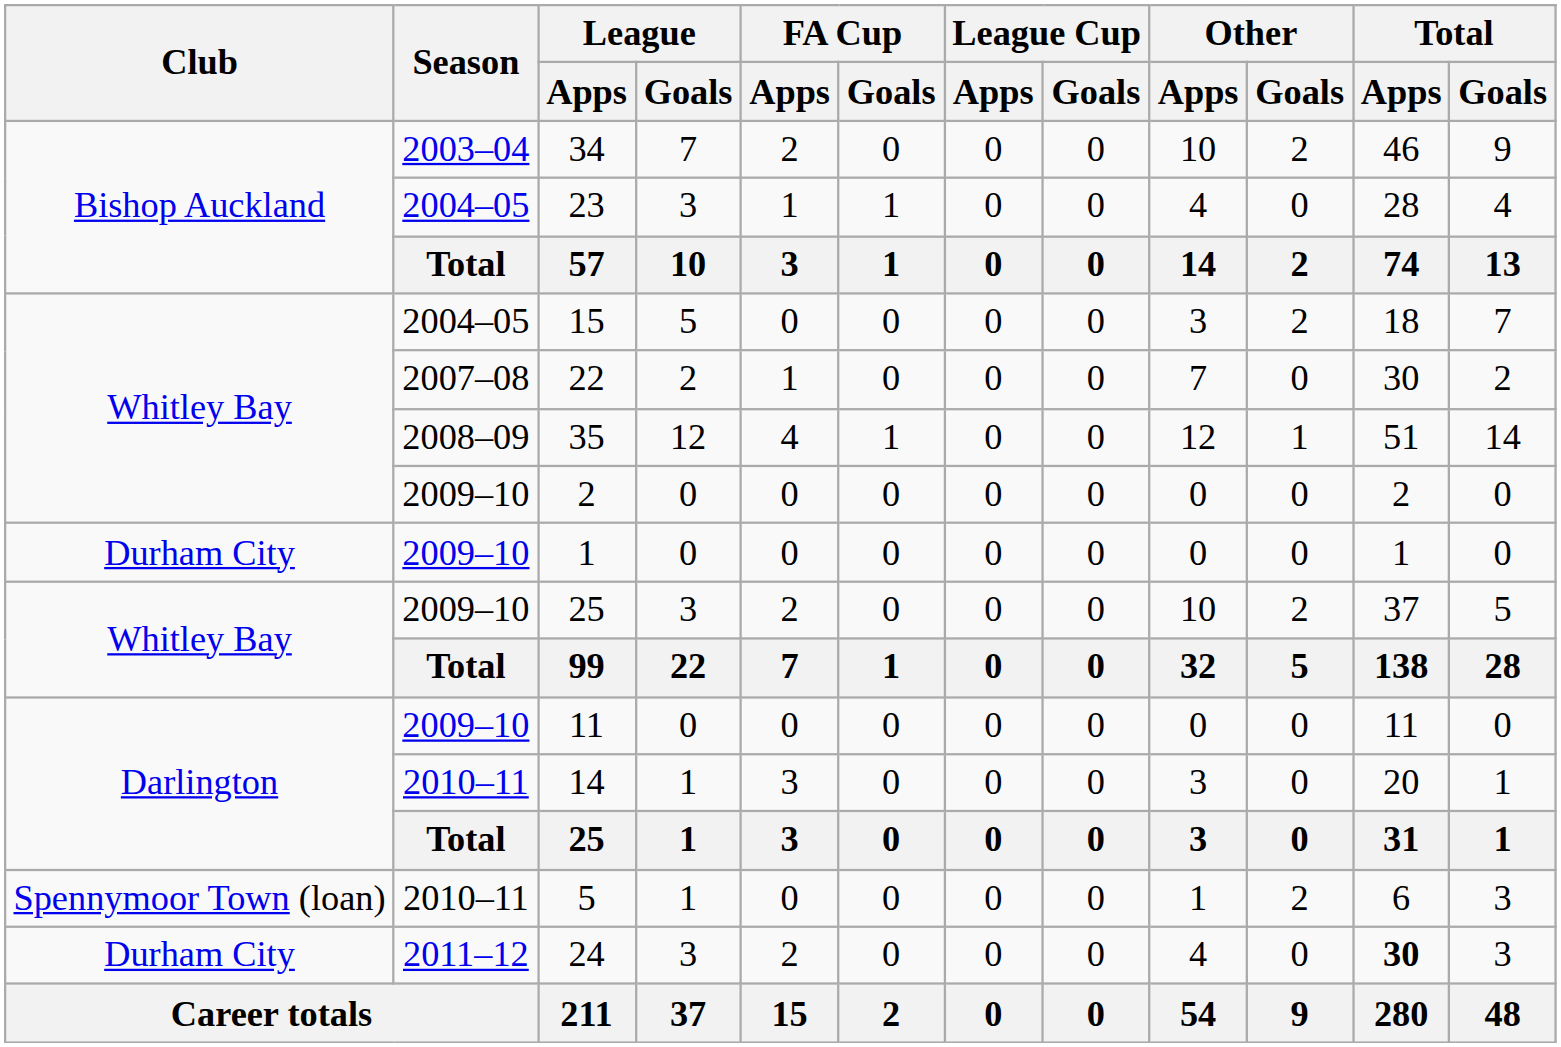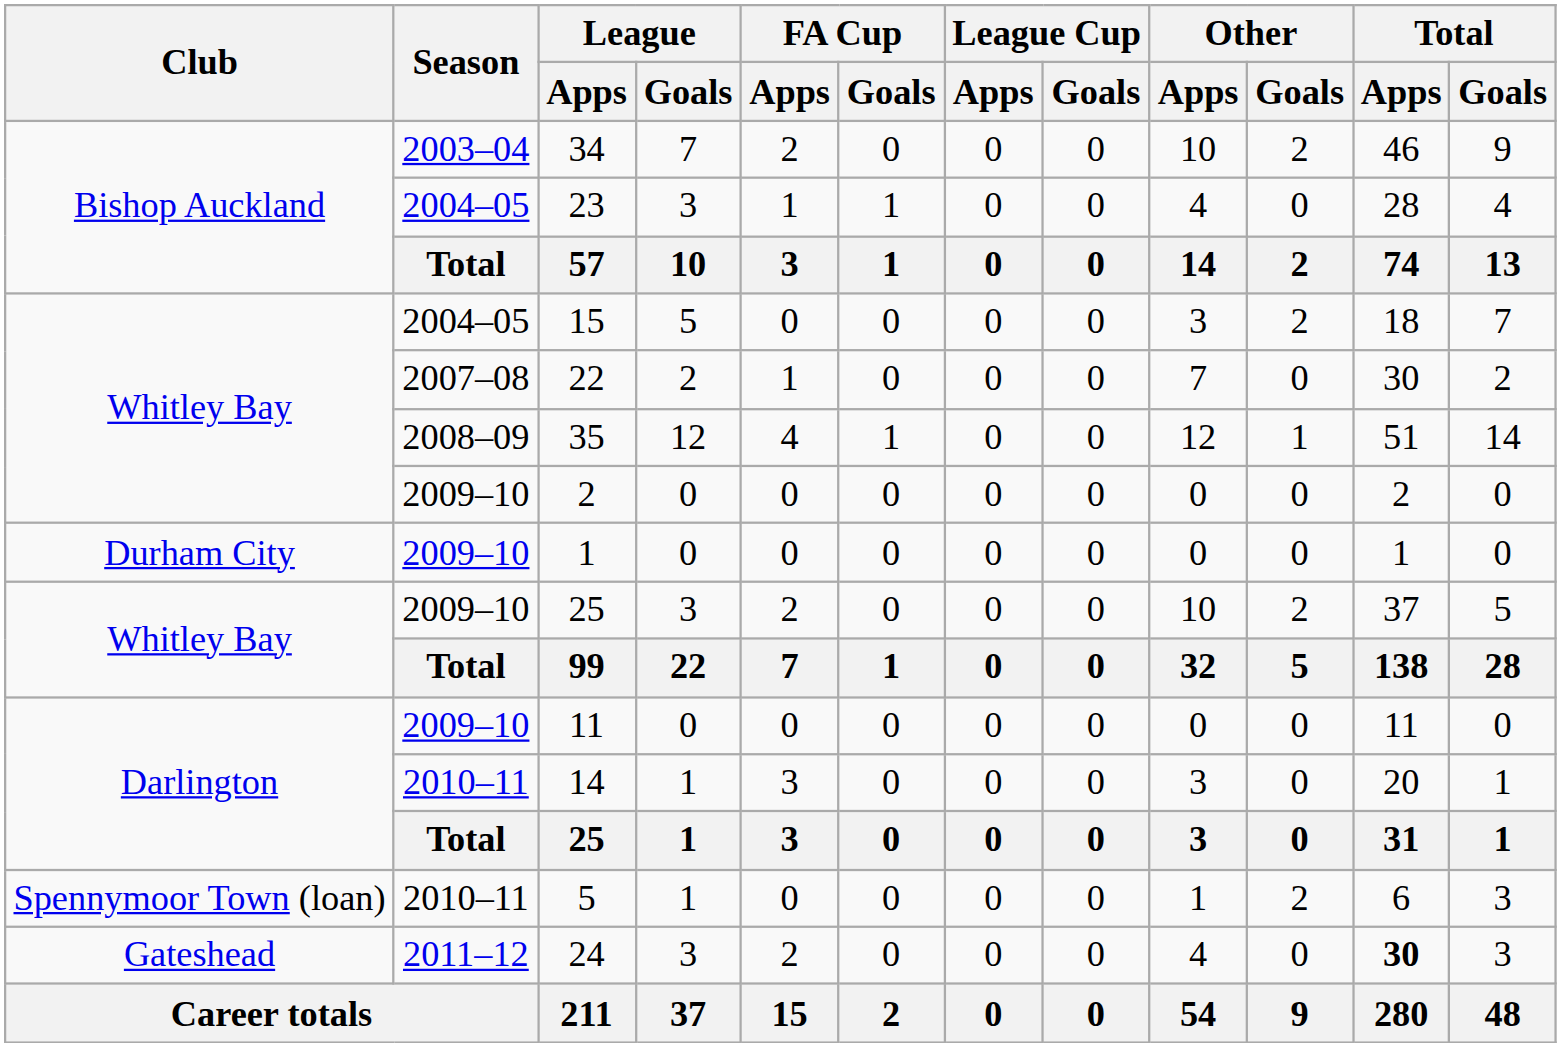(200, 954) Durham City -> (200, 954) Gateshead
